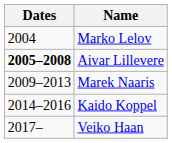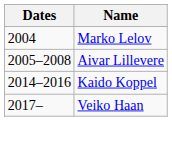(39, 60) bold -> (39, 60) normal
- row: (116, 82)
